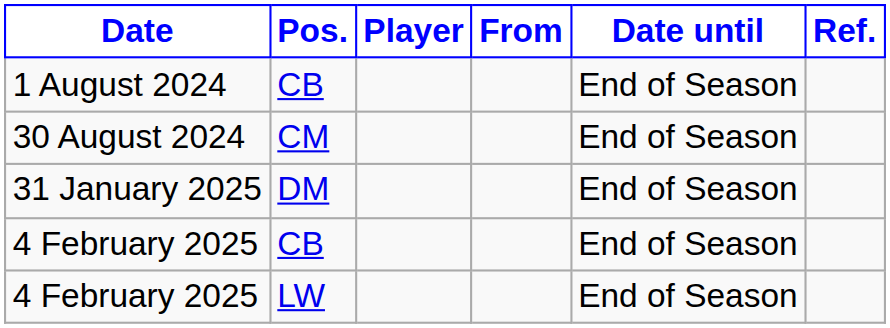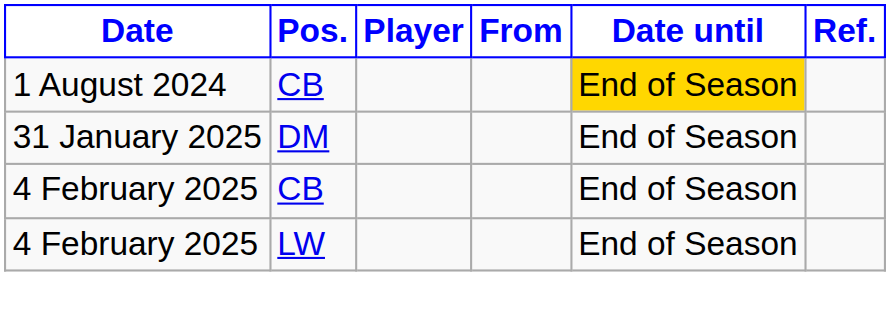(688, 84) no background -> (688, 84) gold background
- row: (129, 137)
